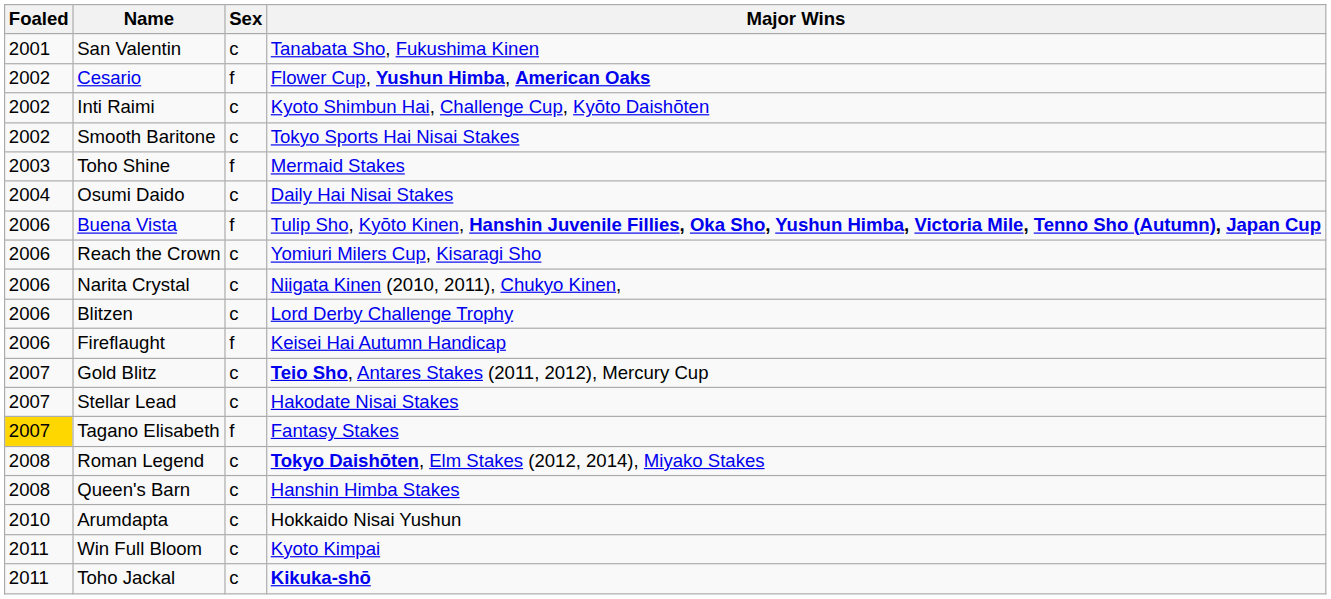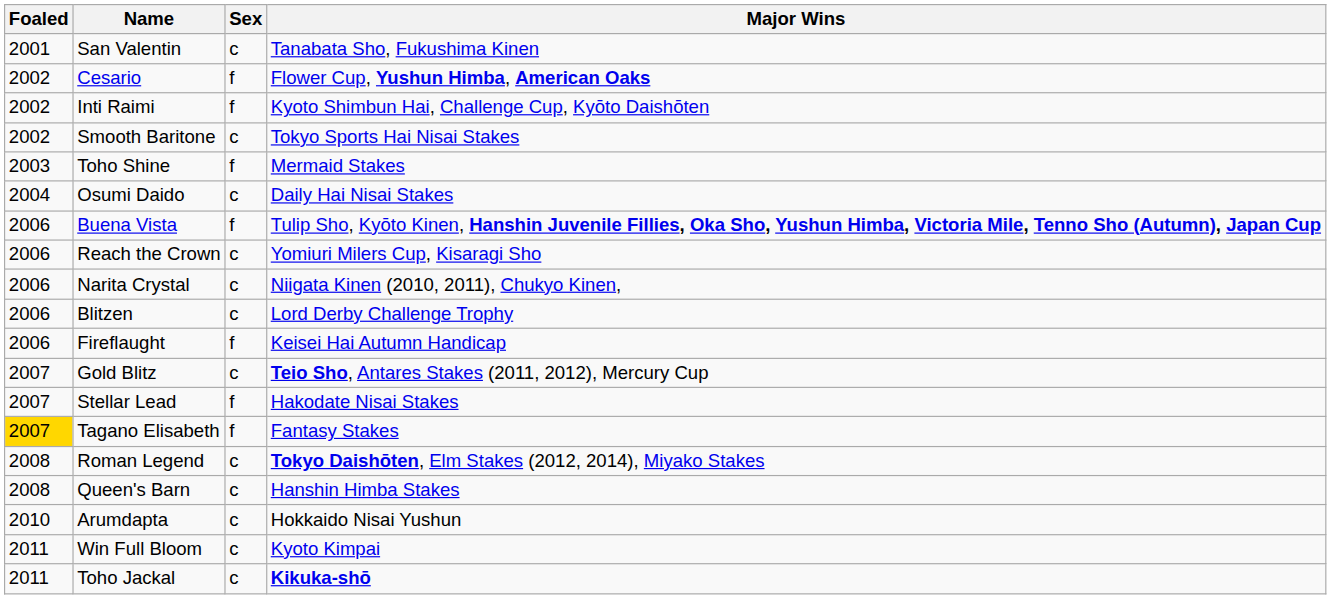(234, 107) c -> (232, 107) f
(234, 401) c -> (232, 401) f
